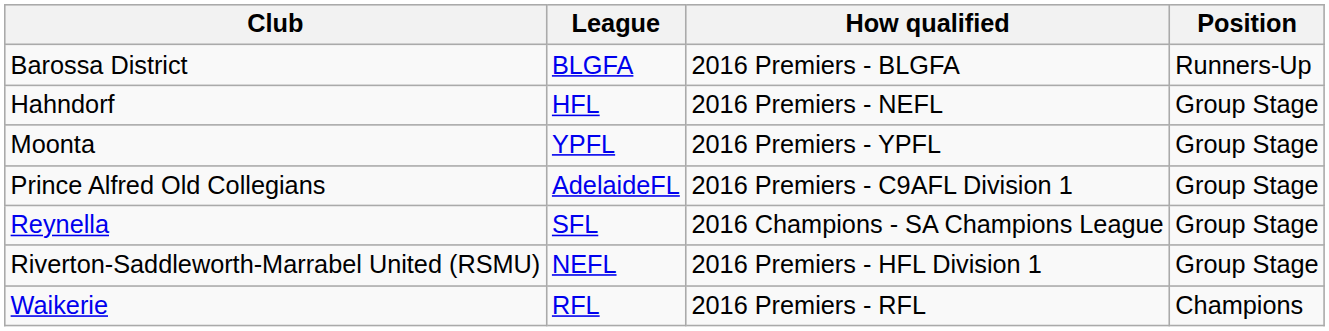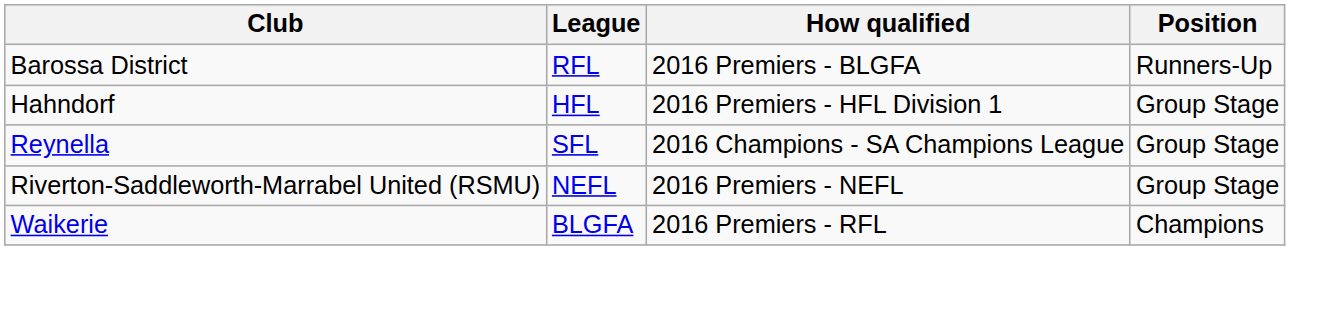(593, 64) BLGFA -> (576, 64) RFL
(817, 104) 2016 Premiers - NEFL -> (827, 104) 2016 Premiers - HFL Division 1
- row: (53, 144)
- row: (168, 184)
(867, 265) 2016 Premiers - HFL Division 1 -> (778, 184) 2016 Premiers - NEFL
(576, 305) RFL -> (593, 225) BLGFA
